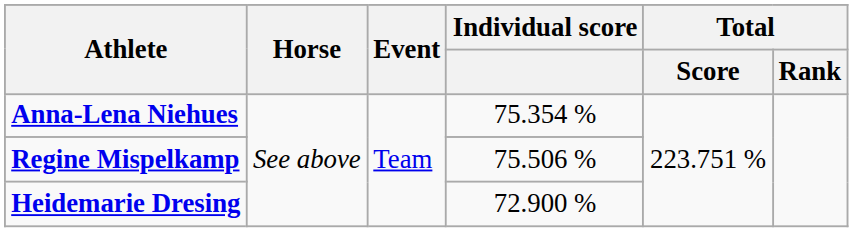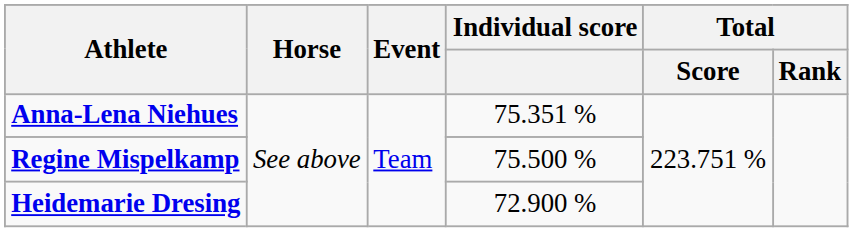(545, 115) 75.354 % -> (545, 115) 75.351 %
(545, 159) 75.506 % -> (545, 159) 75.500 %
